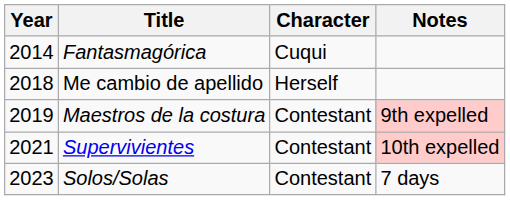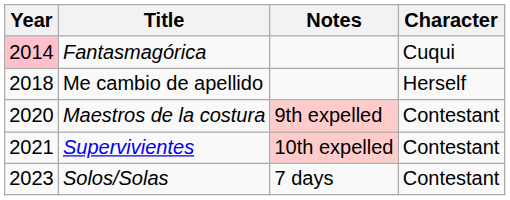columns swapped: (323, 20) <-> (440, 20)
(31, 52) no background -> (31, 52) pink background
(31, 115) 2019 -> (31, 115) 2020
